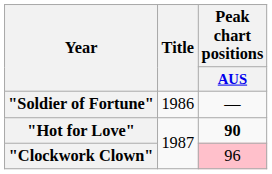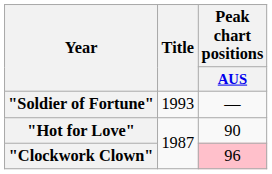(178, 104) 1986 -> (178, 104) 1993
(232, 130) bold -> (232, 130) normal
